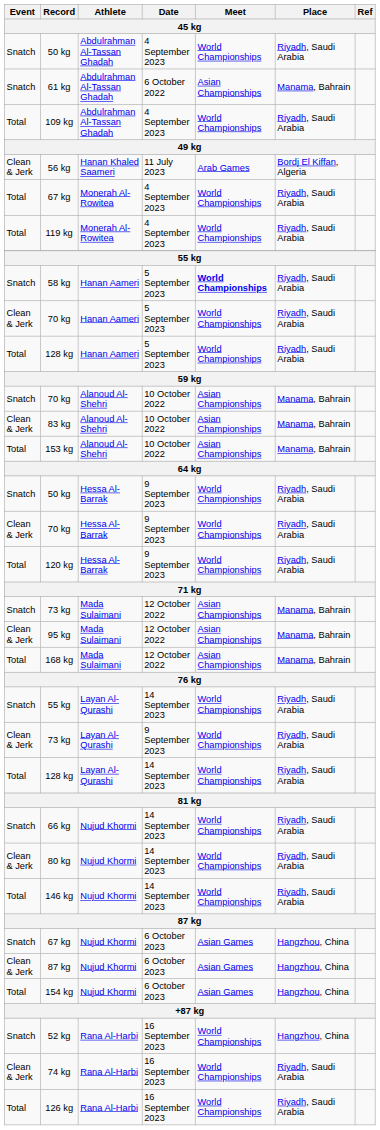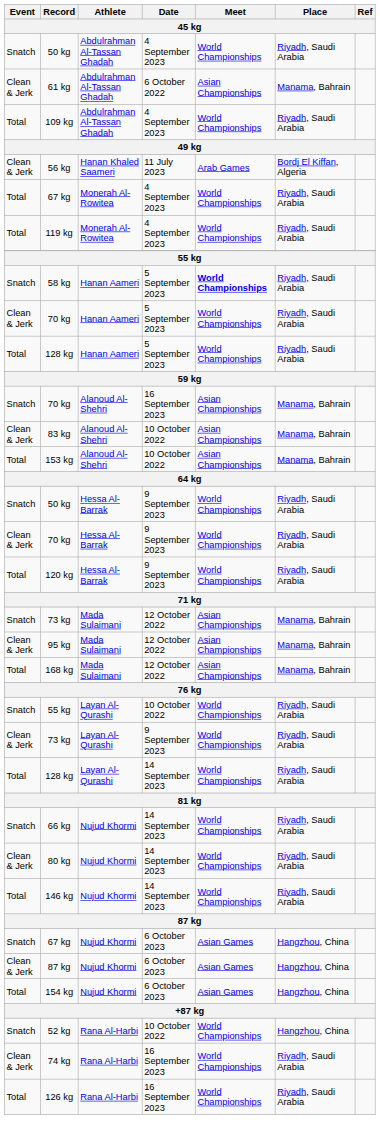(21, 87) Snatch -> (20, 87) Clean & Jerk
(167, 399) 10 October 2022 -> (167, 404) 16 September 2023
(167, 705) 14 September 2023 -> (167, 710) 10 October 2022
(167, 1036) 16 September 2023 -> (167, 1031) 10 October 2022
